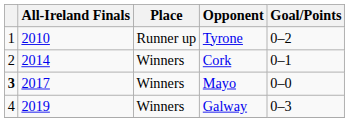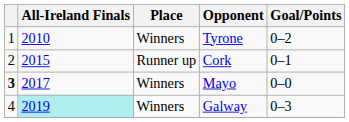(166, 38) Runner up -> (160, 38) Winners
(36, 60) 2014 -> (36, 60) 2015
(160, 60) Winners -> (166, 60) Runner up
(36, 106) no background -> (36, 106) paleturquoise background
